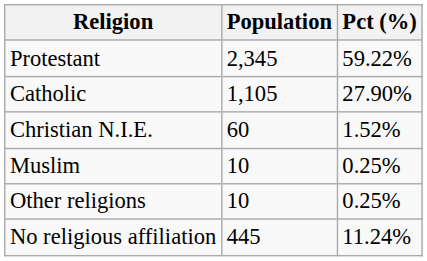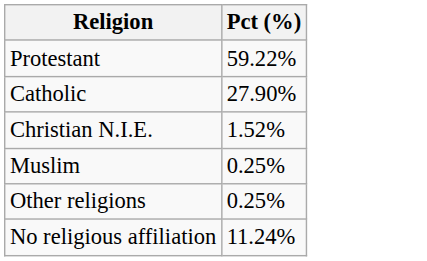- column: (279, 22)
